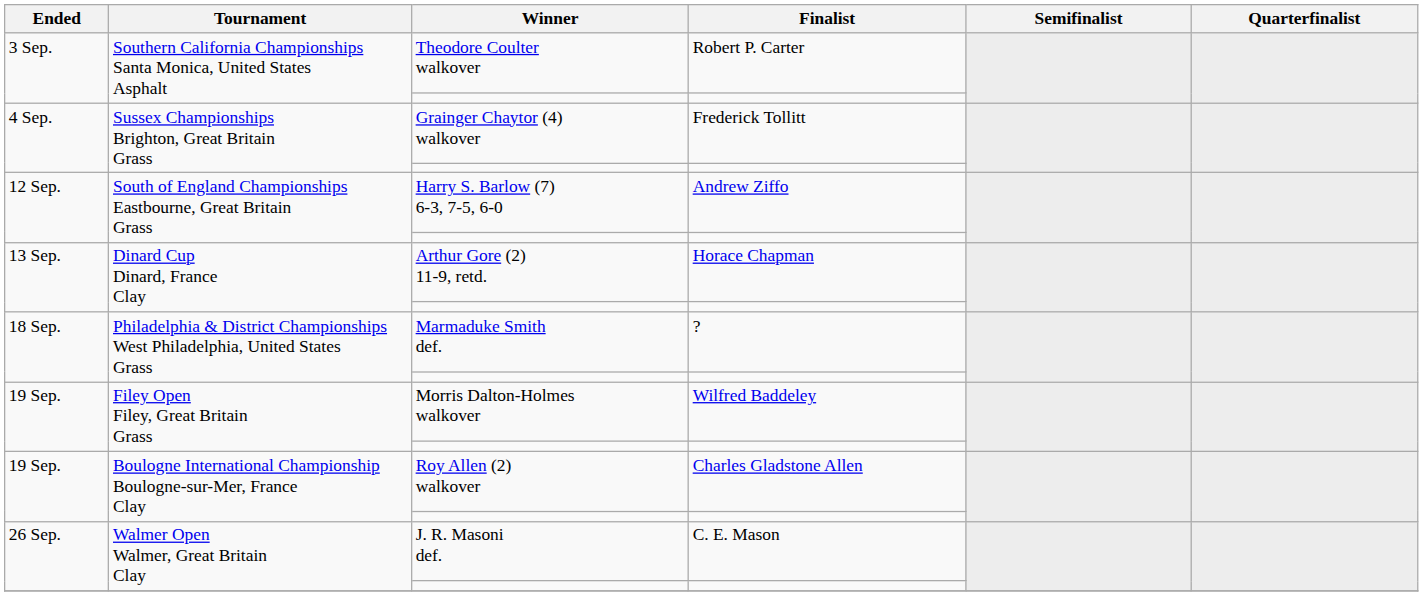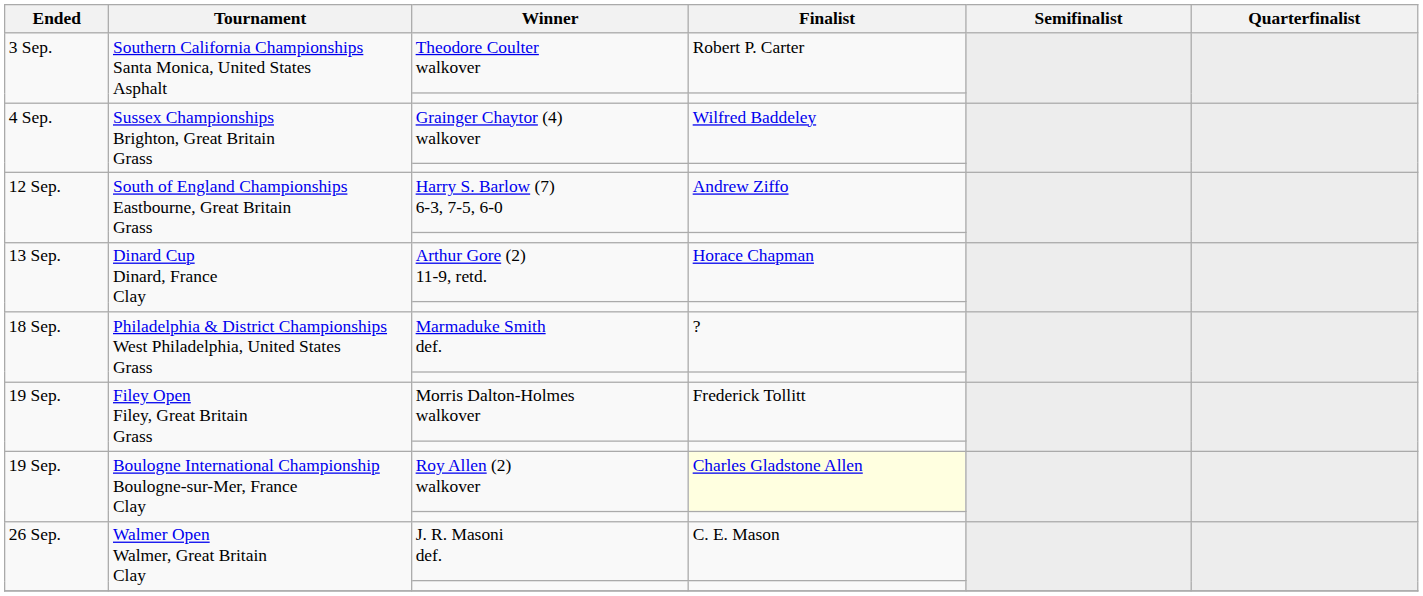(749, 116) Frederick Tollitt -> (754, 116) Wilfred Baddeley
(754, 395) Wilfred Baddeley -> (749, 395) Frederick Tollitt
(778, 465) no background -> (778, 465) lightyellow background
